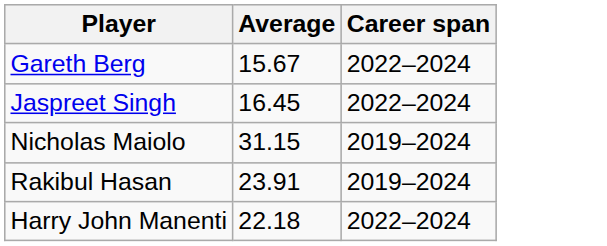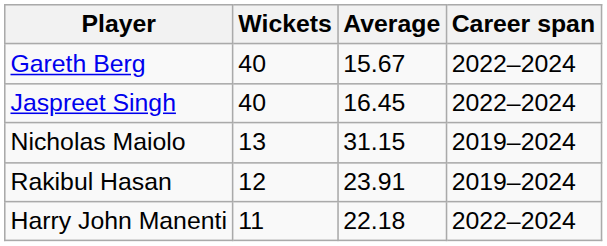+ column: (285, 24)
